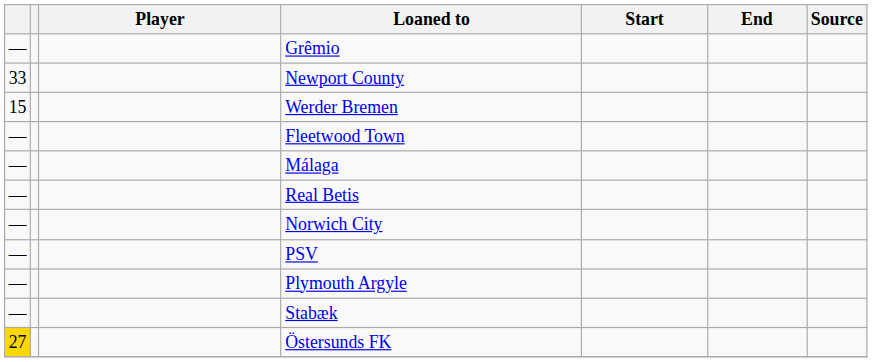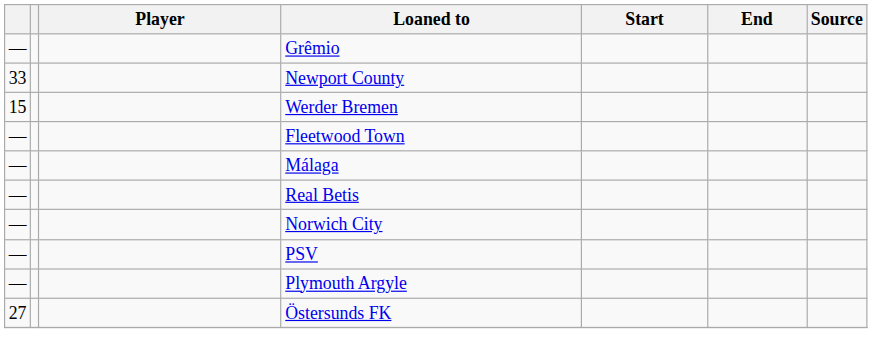- row: (311, 312)
(18, 341) gold background -> (18, 312) no background
